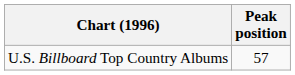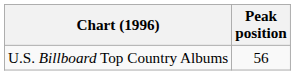(261, 57) 57 -> (261, 57) 56
